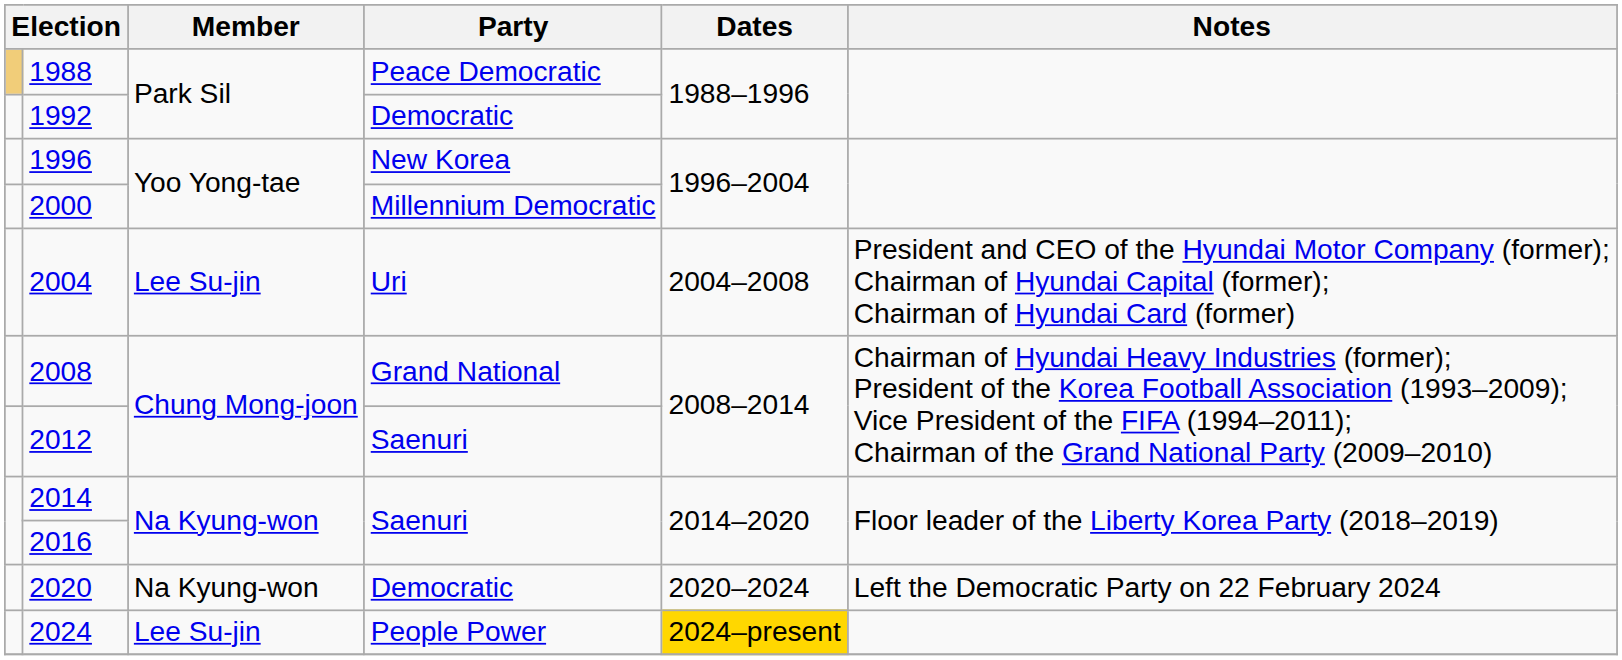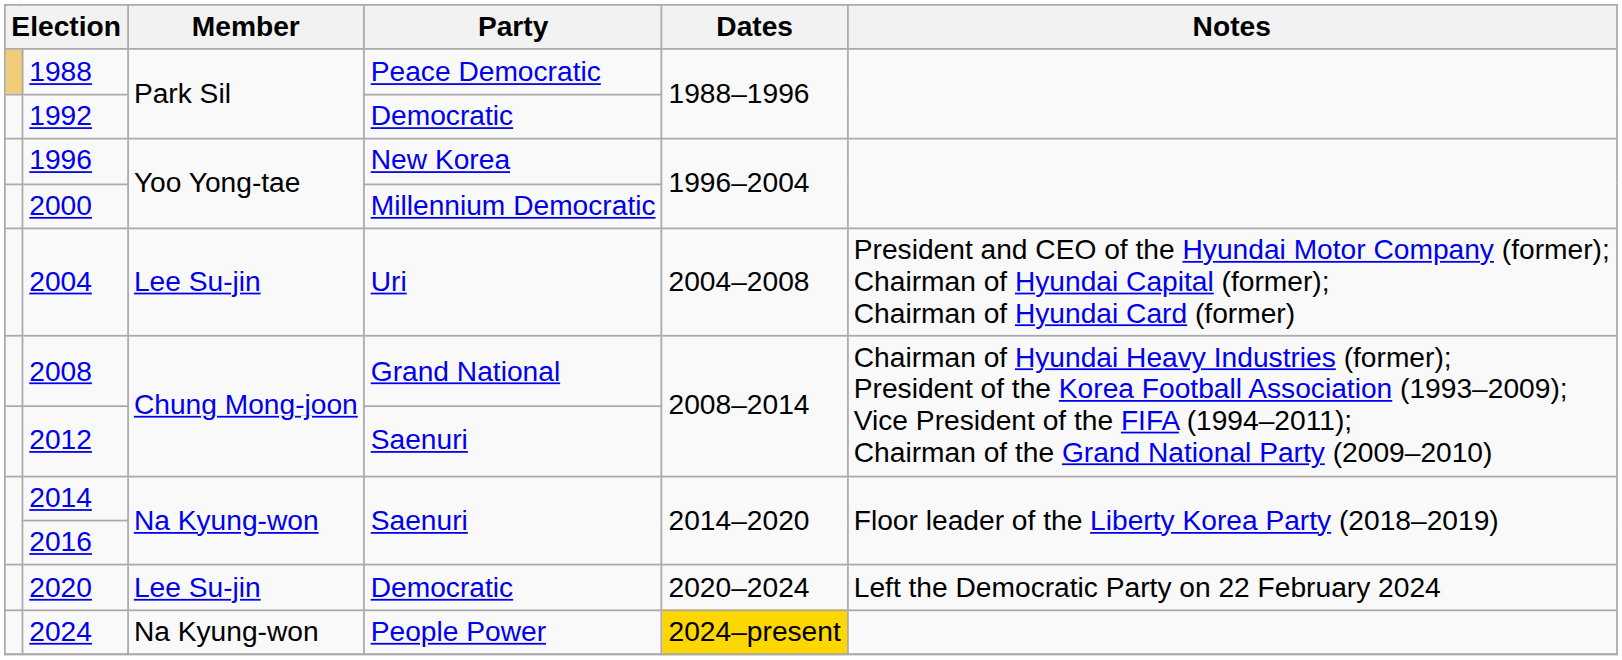(226, 587) Na Kyung-won -> (197, 587) Lee Su-jin
(197, 631) Lee Su-jin -> (226, 631) Na Kyung-won
